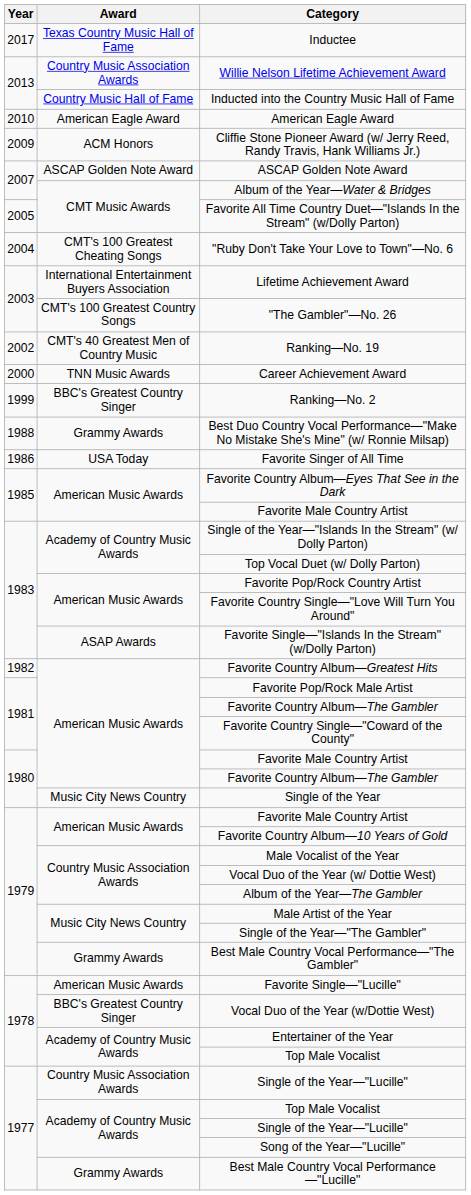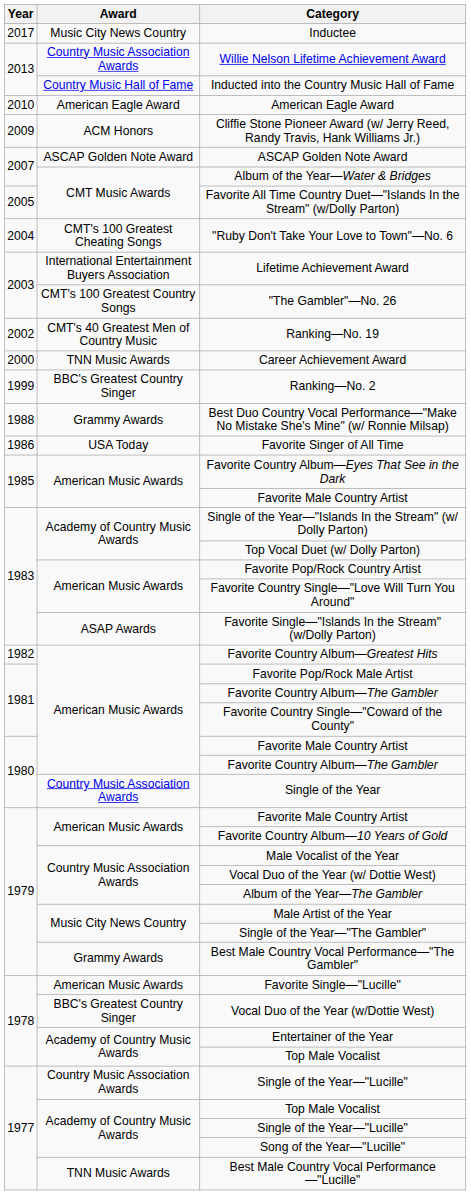(118, 40) Texas Country Music Hall of Fame -> (118, 33) Music City News Country
(118, 797) Music City News Country -> (118, 791) Country Music Association Awards
(118, 1173) Grammy Awards -> (118, 1173) TNN Music Awards
